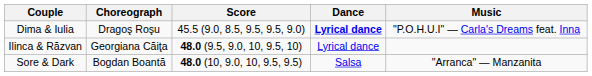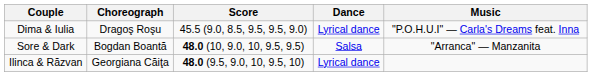(348, 29) bold -> (349, 29) normal
rows swapped: (45, 63) <-> (45, 46)
